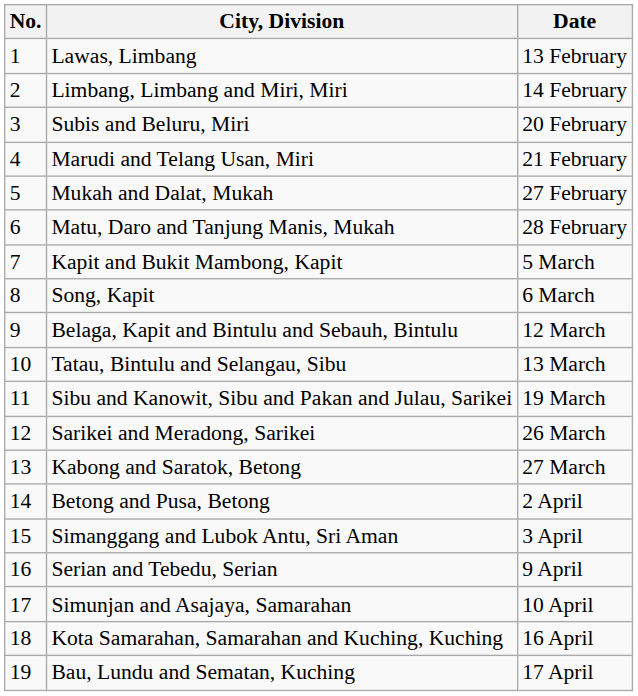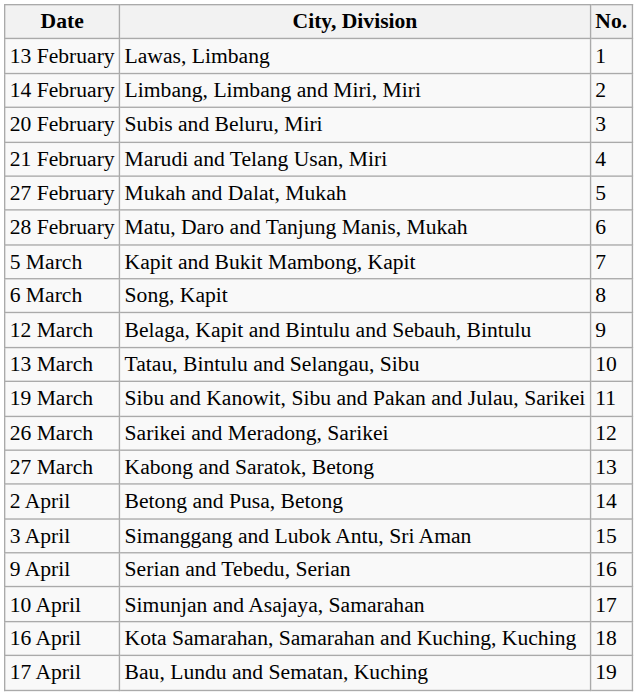columns swapped: (26, 21) <-> (575, 21)
